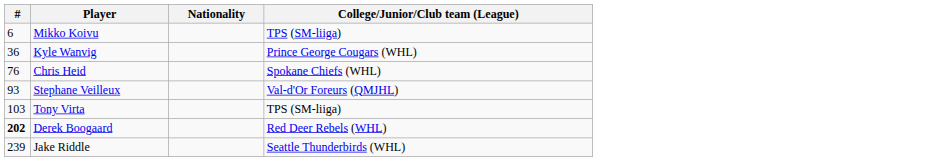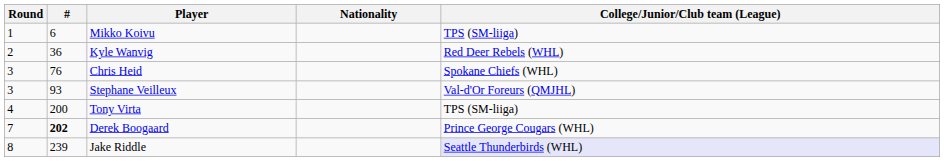+ column: (26, 14)
(342, 52) Prince George Cougars (WHL) -> (504, 52) Red Deer Rebels (WHL)
(16, 109) 103 -> (59, 109) 200
(327, 128) Red Deer Rebels (WHL) -> (519, 128) Prince George Cougars (WHL)
(336, 147) no background -> (513, 147) lavender background
